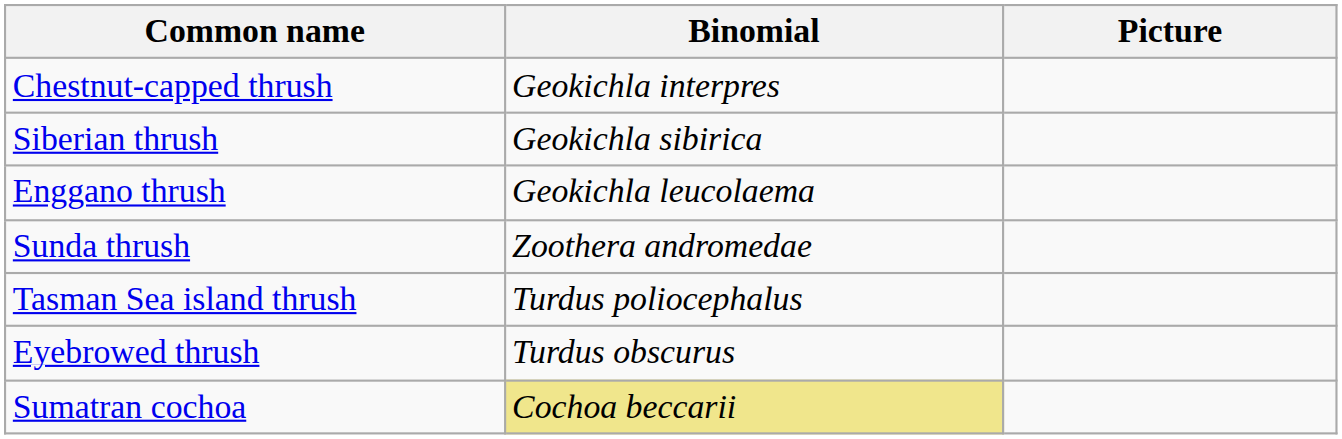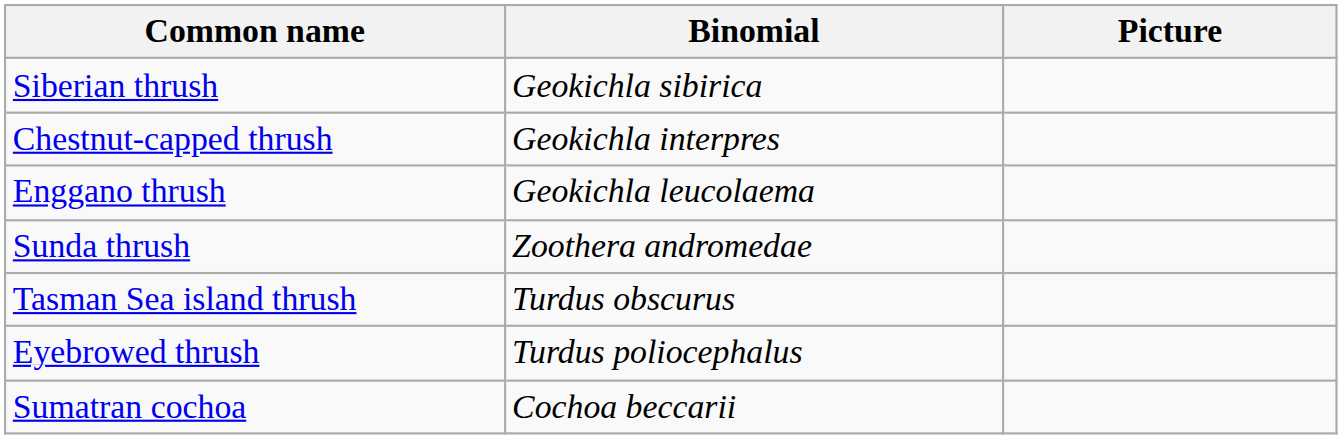rows swapped: (116, 138) <-> (173, 84)
(657, 298) Turdus poliocephalus -> (624, 298) Turdus obscurus
(624, 352) Turdus obscurus -> (657, 352) Turdus poliocephalus
(624, 406) khaki background -> (624, 406) no background
